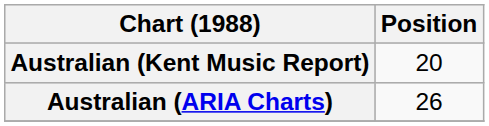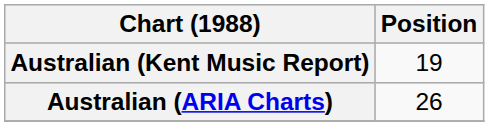(429, 62) 20 -> (429, 62) 19
